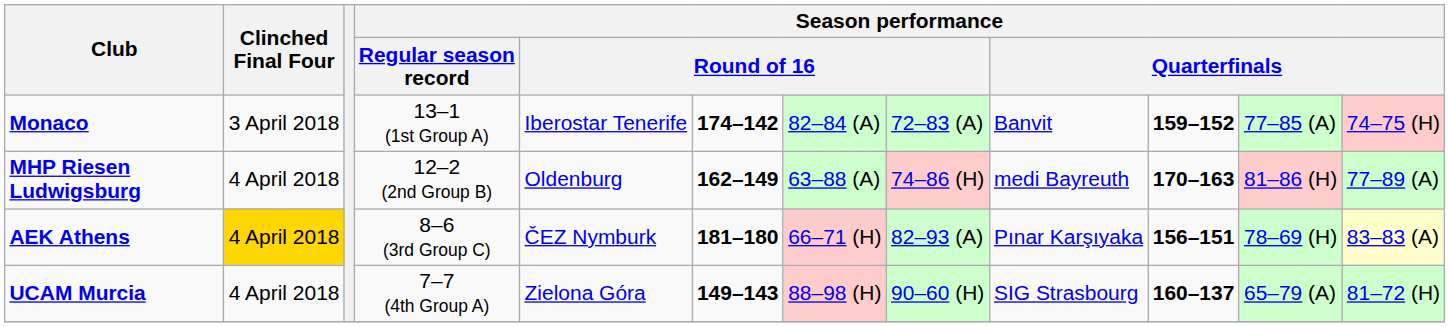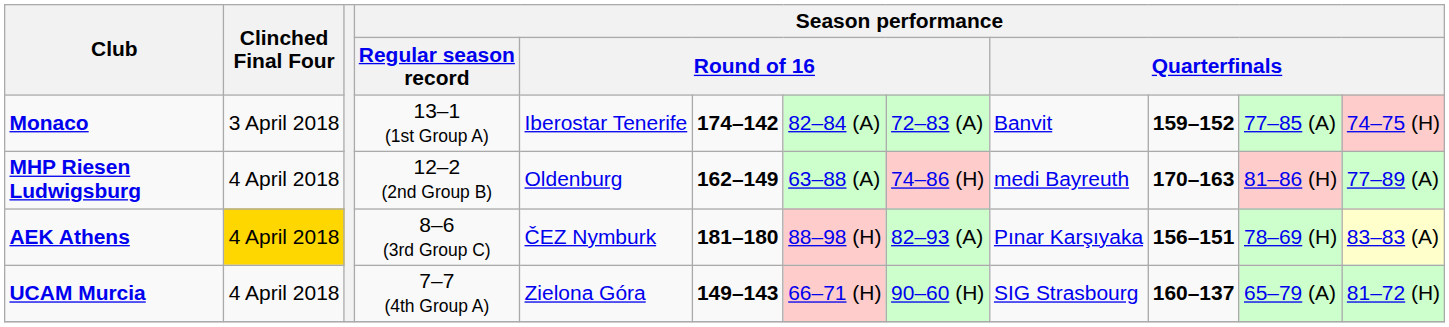(835, 236) 66–71 (H) -> (835, 236) 88–98 (H)
(835, 293) 88–98 (H) -> (835, 293) 66–71 (H)
